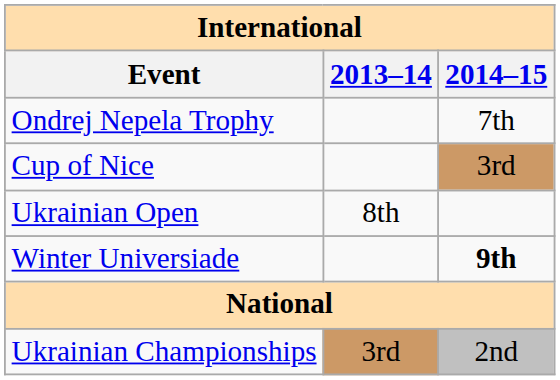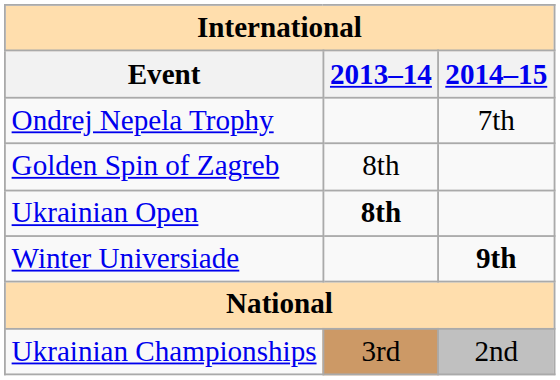- row: (83, 166)
+ row: (145, 166)
(381, 212) normal -> (381, 212) bold
